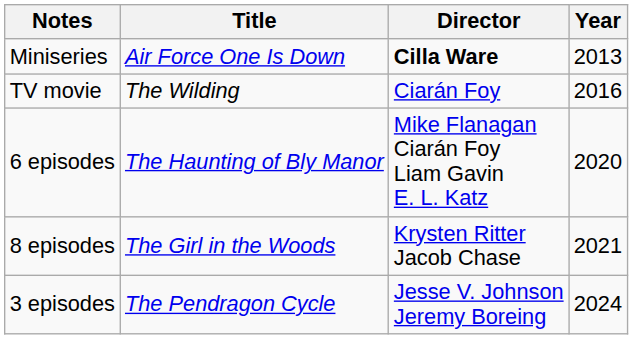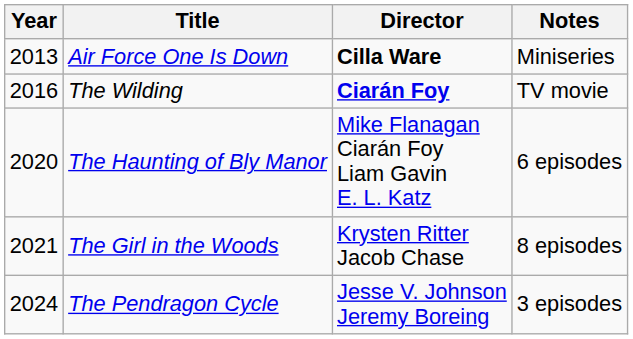columns swapped: (598, 21) <-> (62, 21)
(447, 90) normal -> (393, 90) bold
